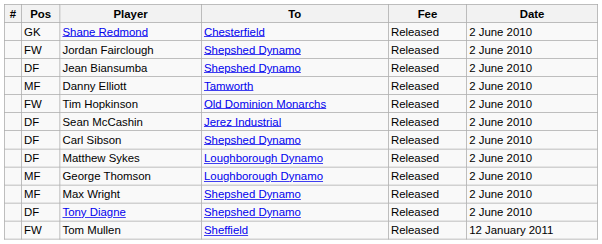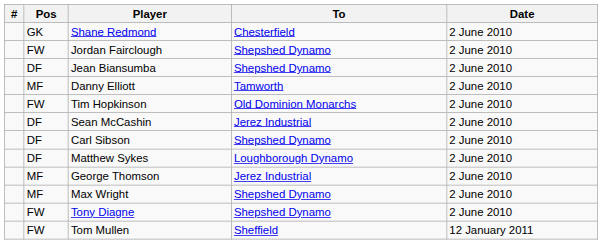- column: (427, 14)
(264, 176) Loughborough Dynamo -> (273, 176) Jerez Industrial
(32, 212) DF -> (36, 212) FW
